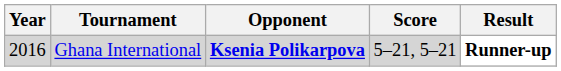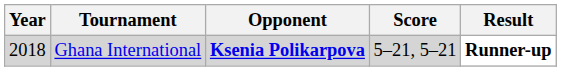(27, 50) 2016 -> (27, 50) 2018
